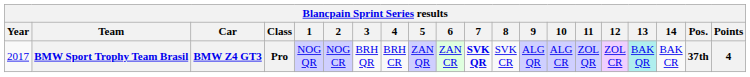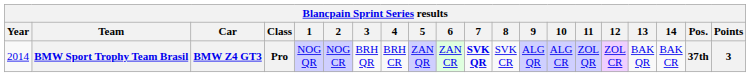(18, 56) 2017 -> (18, 56) 2014
(643, 56) paleturquoise background -> (643, 56) no background
(729, 56) 4 -> (729, 56) 3
